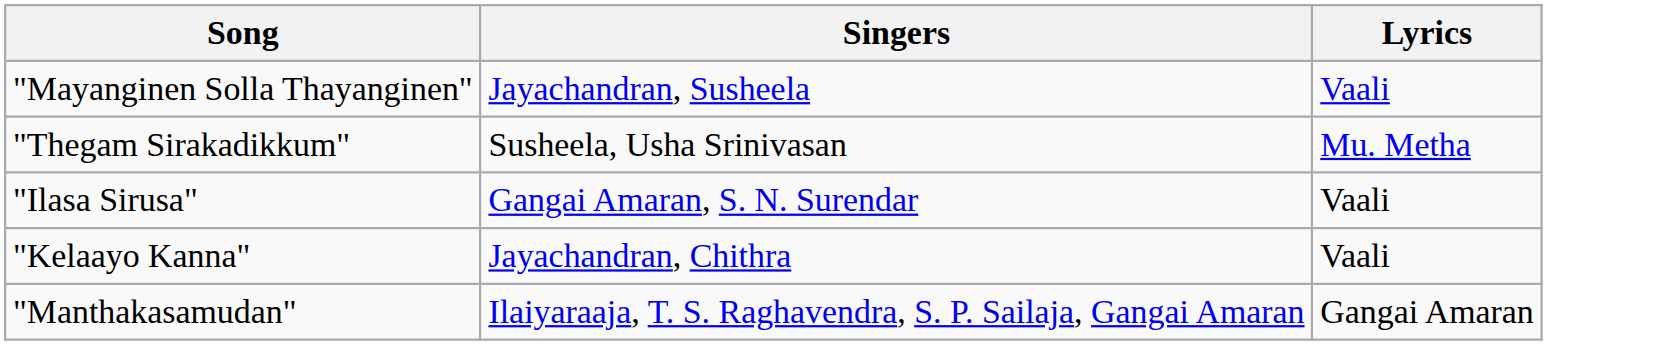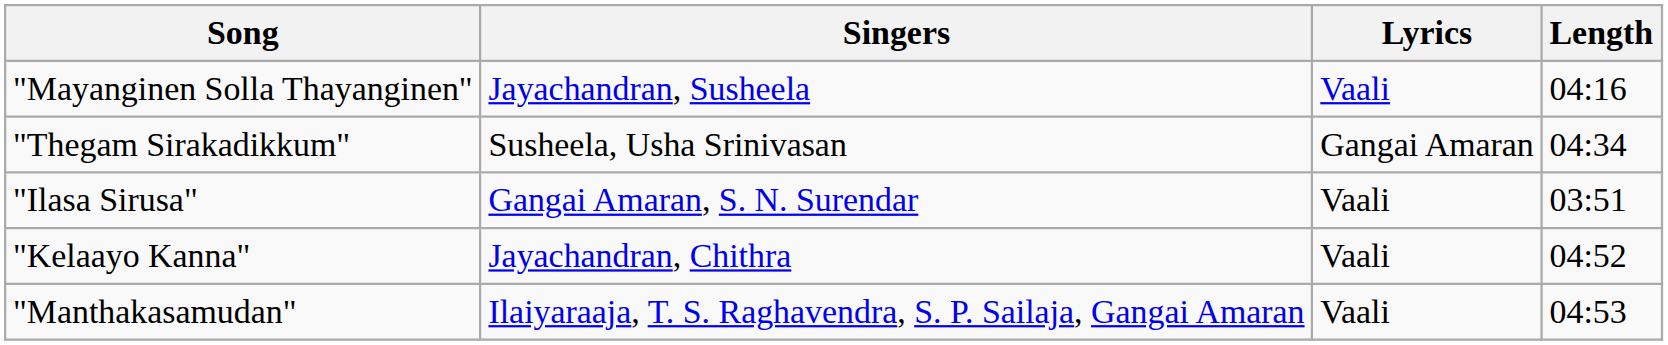+ column: (1601, 32)
(1396, 144) Mu. Metha -> (1427, 144) Gangai Amaran
(1427, 312) Gangai Amaran -> (1355, 312) Vaali
